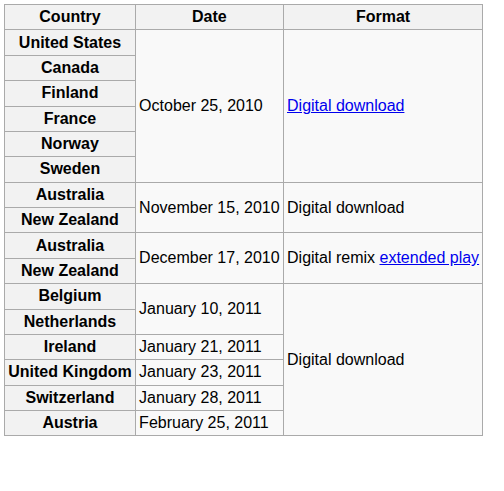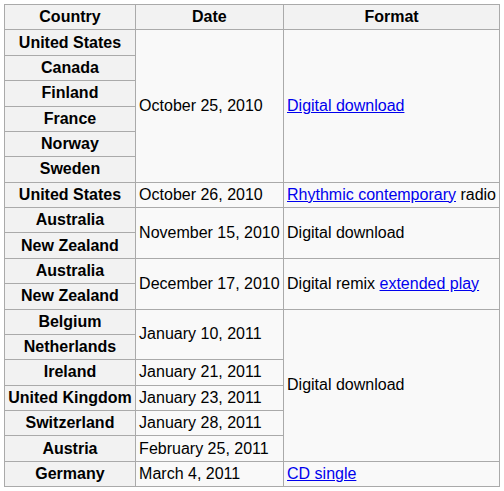+ row: (70, 194)
+ row: (70, 473)
